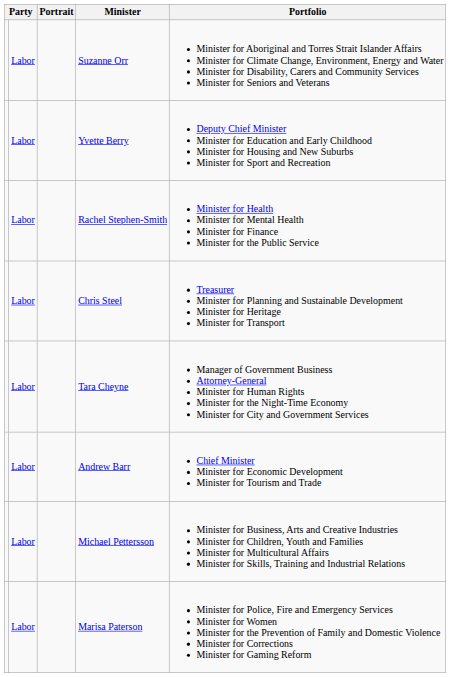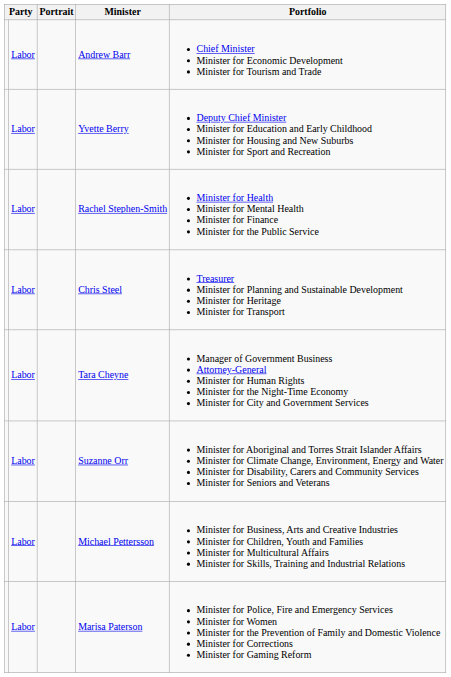rows swapped: (104, 466) <-> (103, 60)
